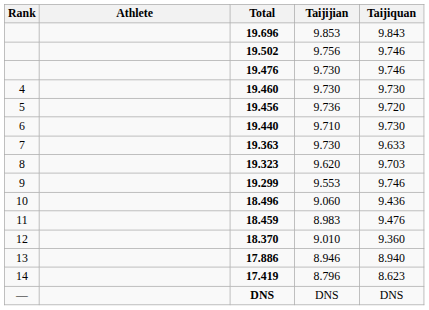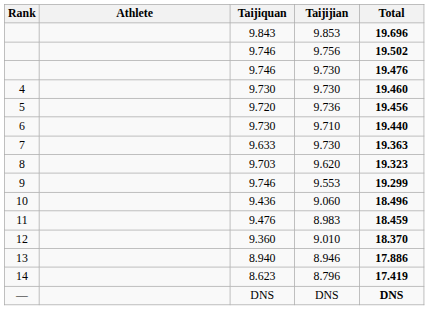columns swapped: (392, 13) <-> (262, 13)
